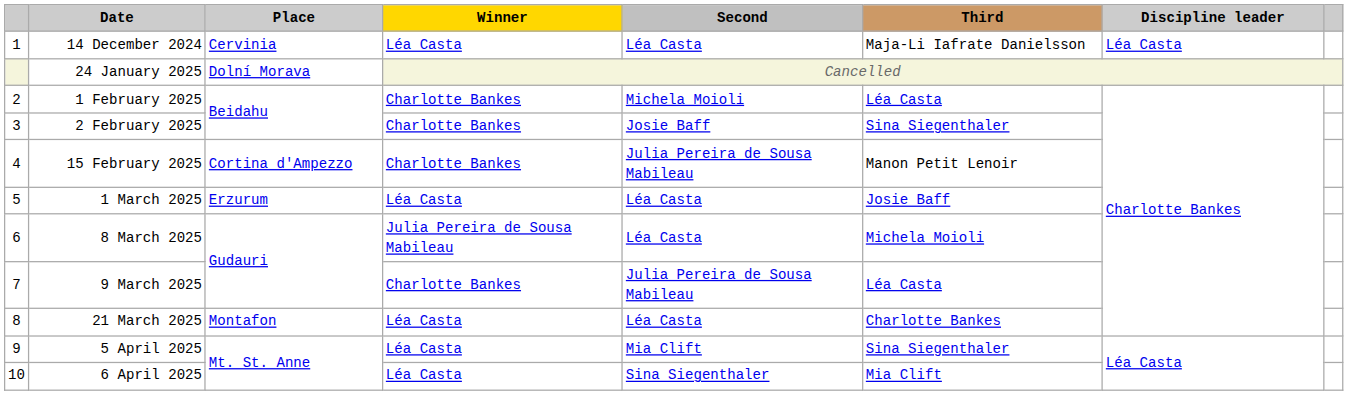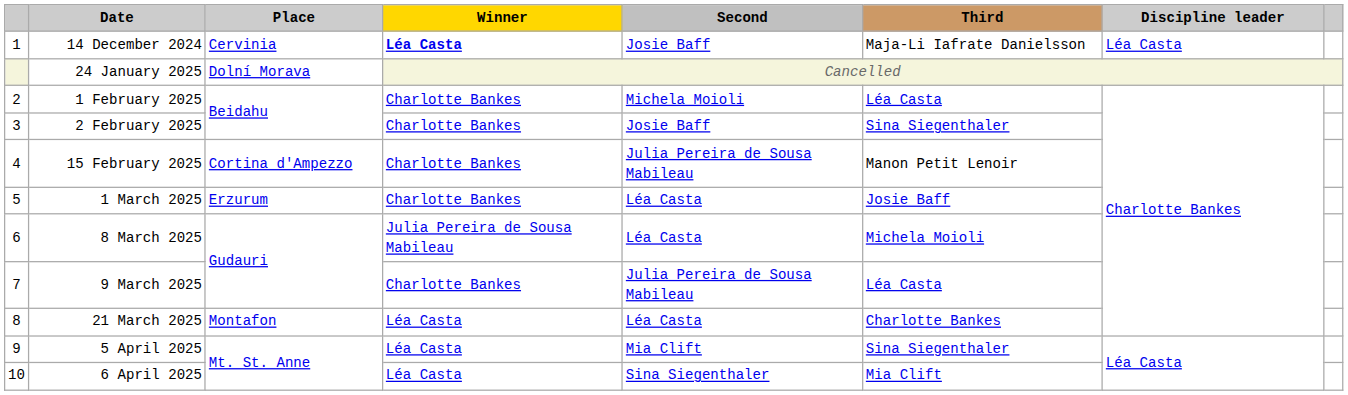(424, 45) normal -> (424, 45) bold
(664, 45) Léa Casta -> (668, 45) Josie Baff
(424, 201) Léa Casta -> (453, 201) Charlotte Bankes
